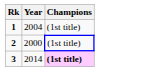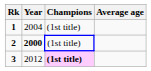+ column: (120, 12)
(33, 43) normal -> (33, 43) bold
(33, 59) 2014 -> (33, 59) 2012
